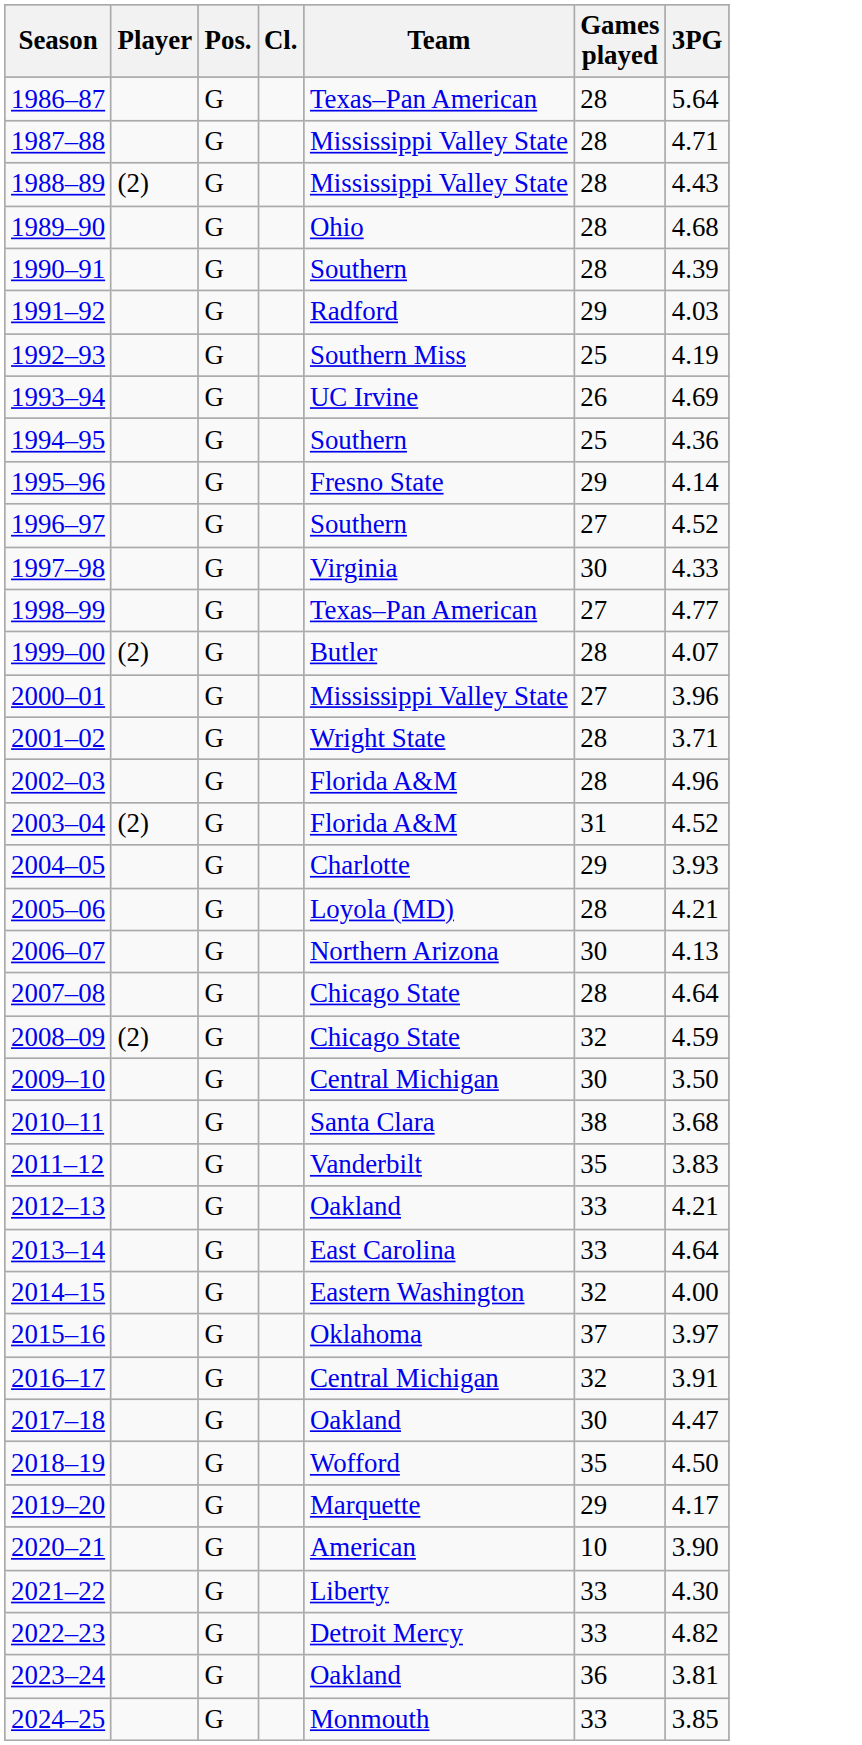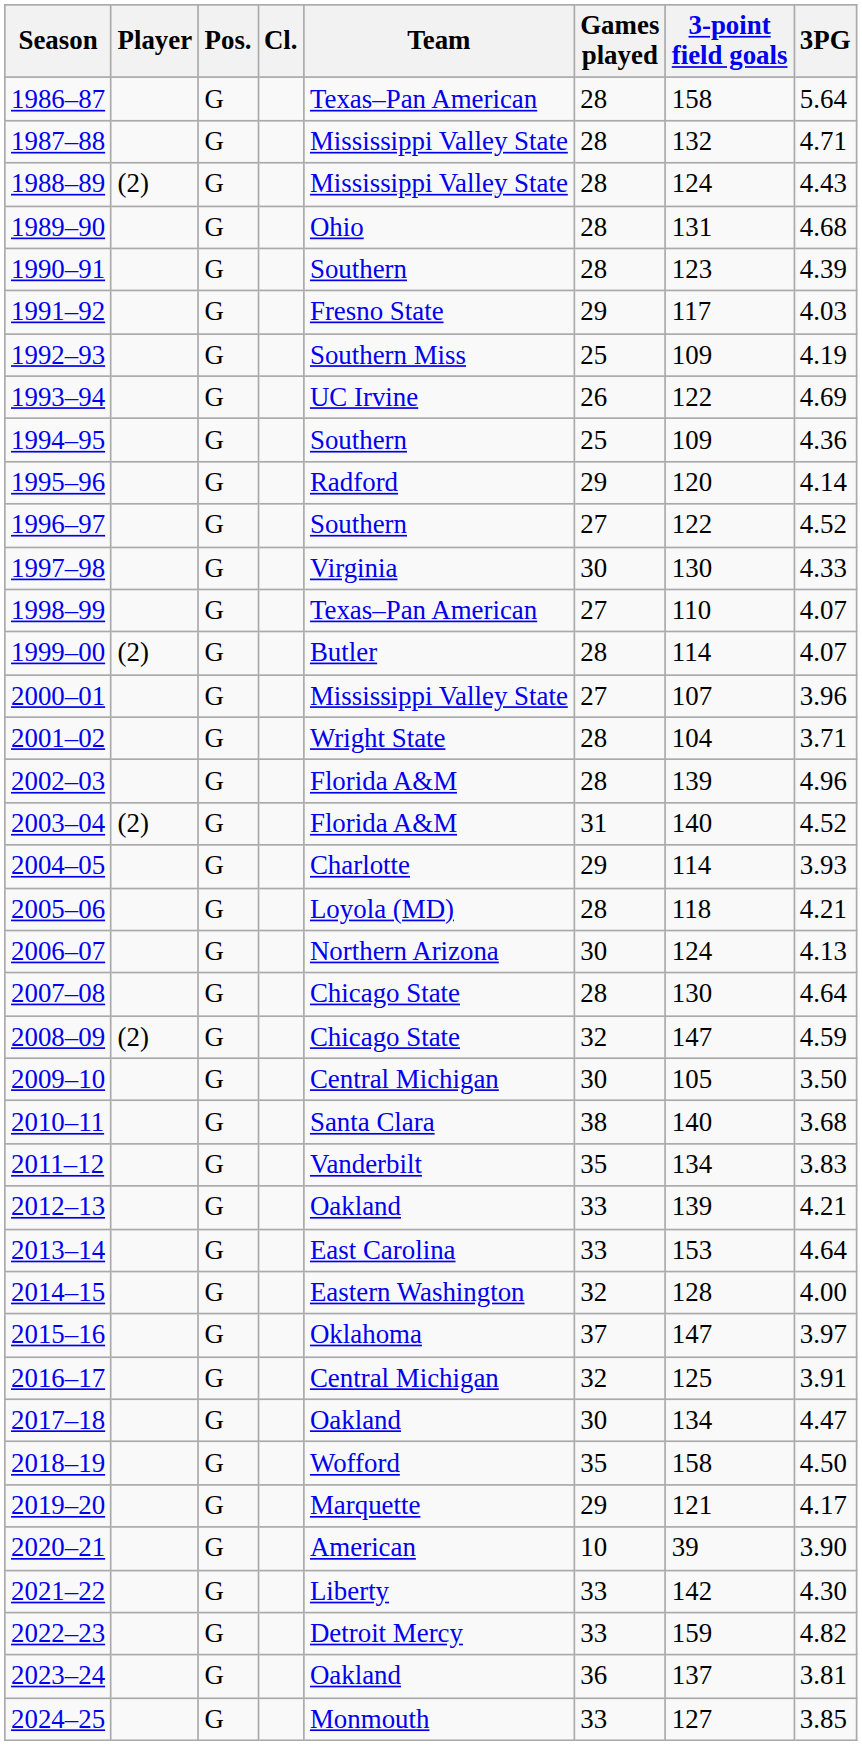+ column: (730, 40)
(354, 311) Radford -> (377, 311) Fresno State
(377, 482) Fresno State -> (354, 482) Radford
(695, 610) 4.77 -> (823, 610) 4.07
